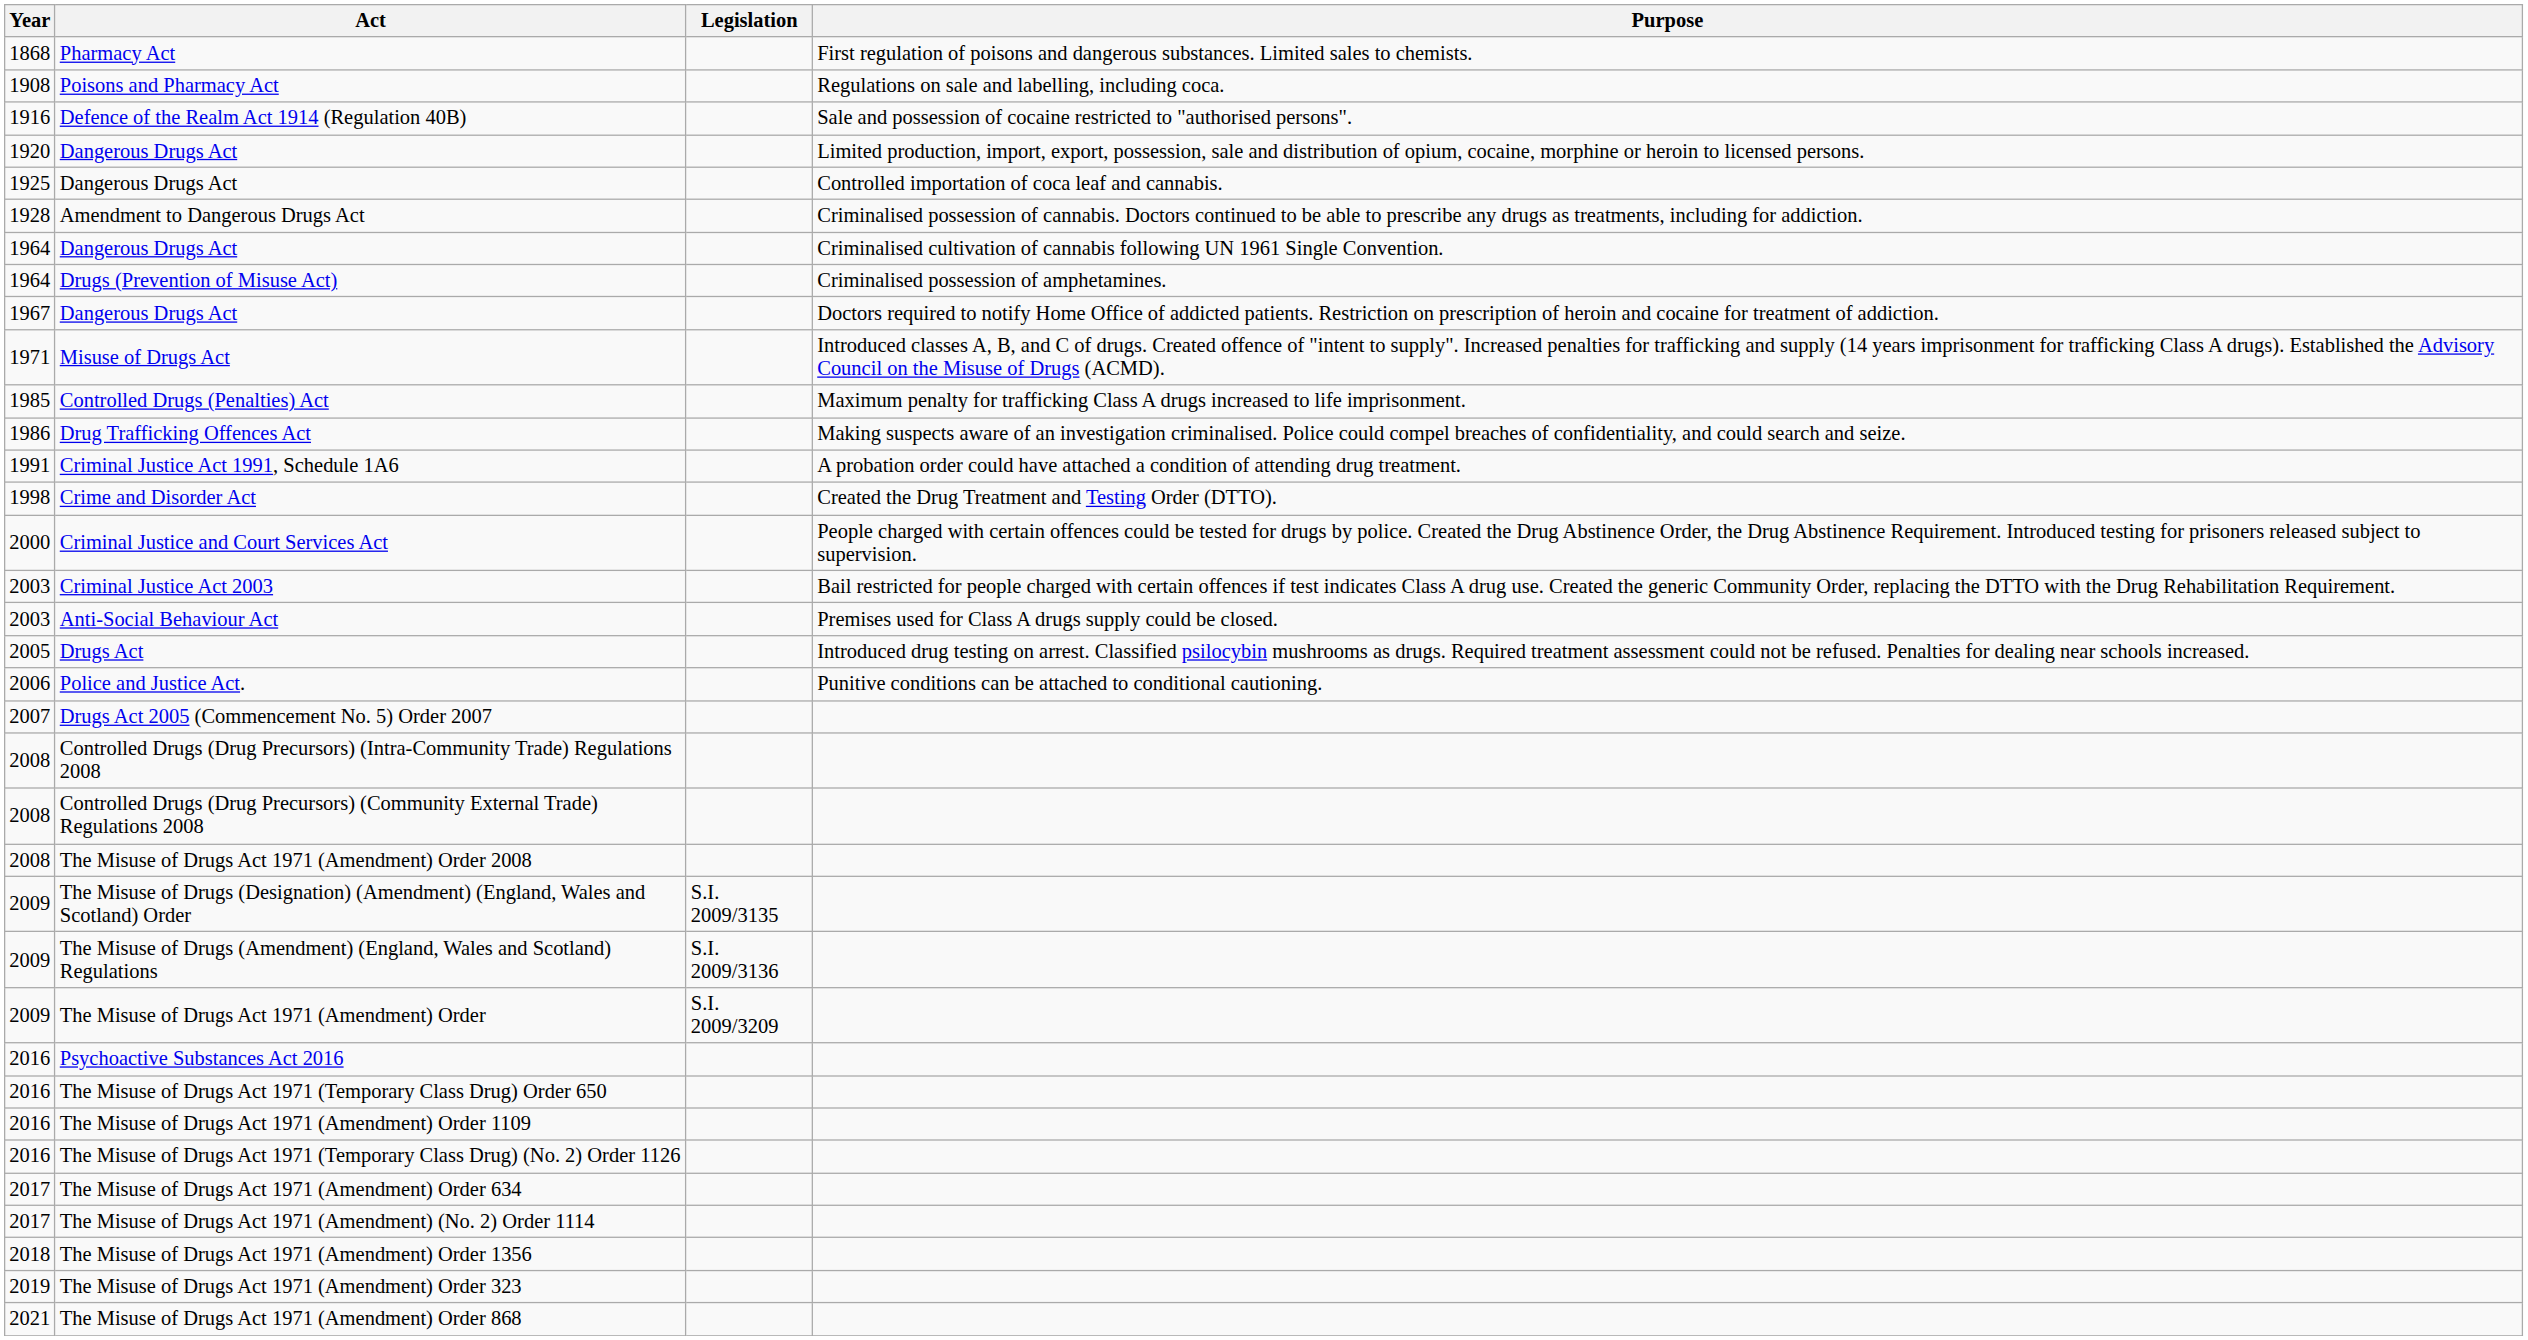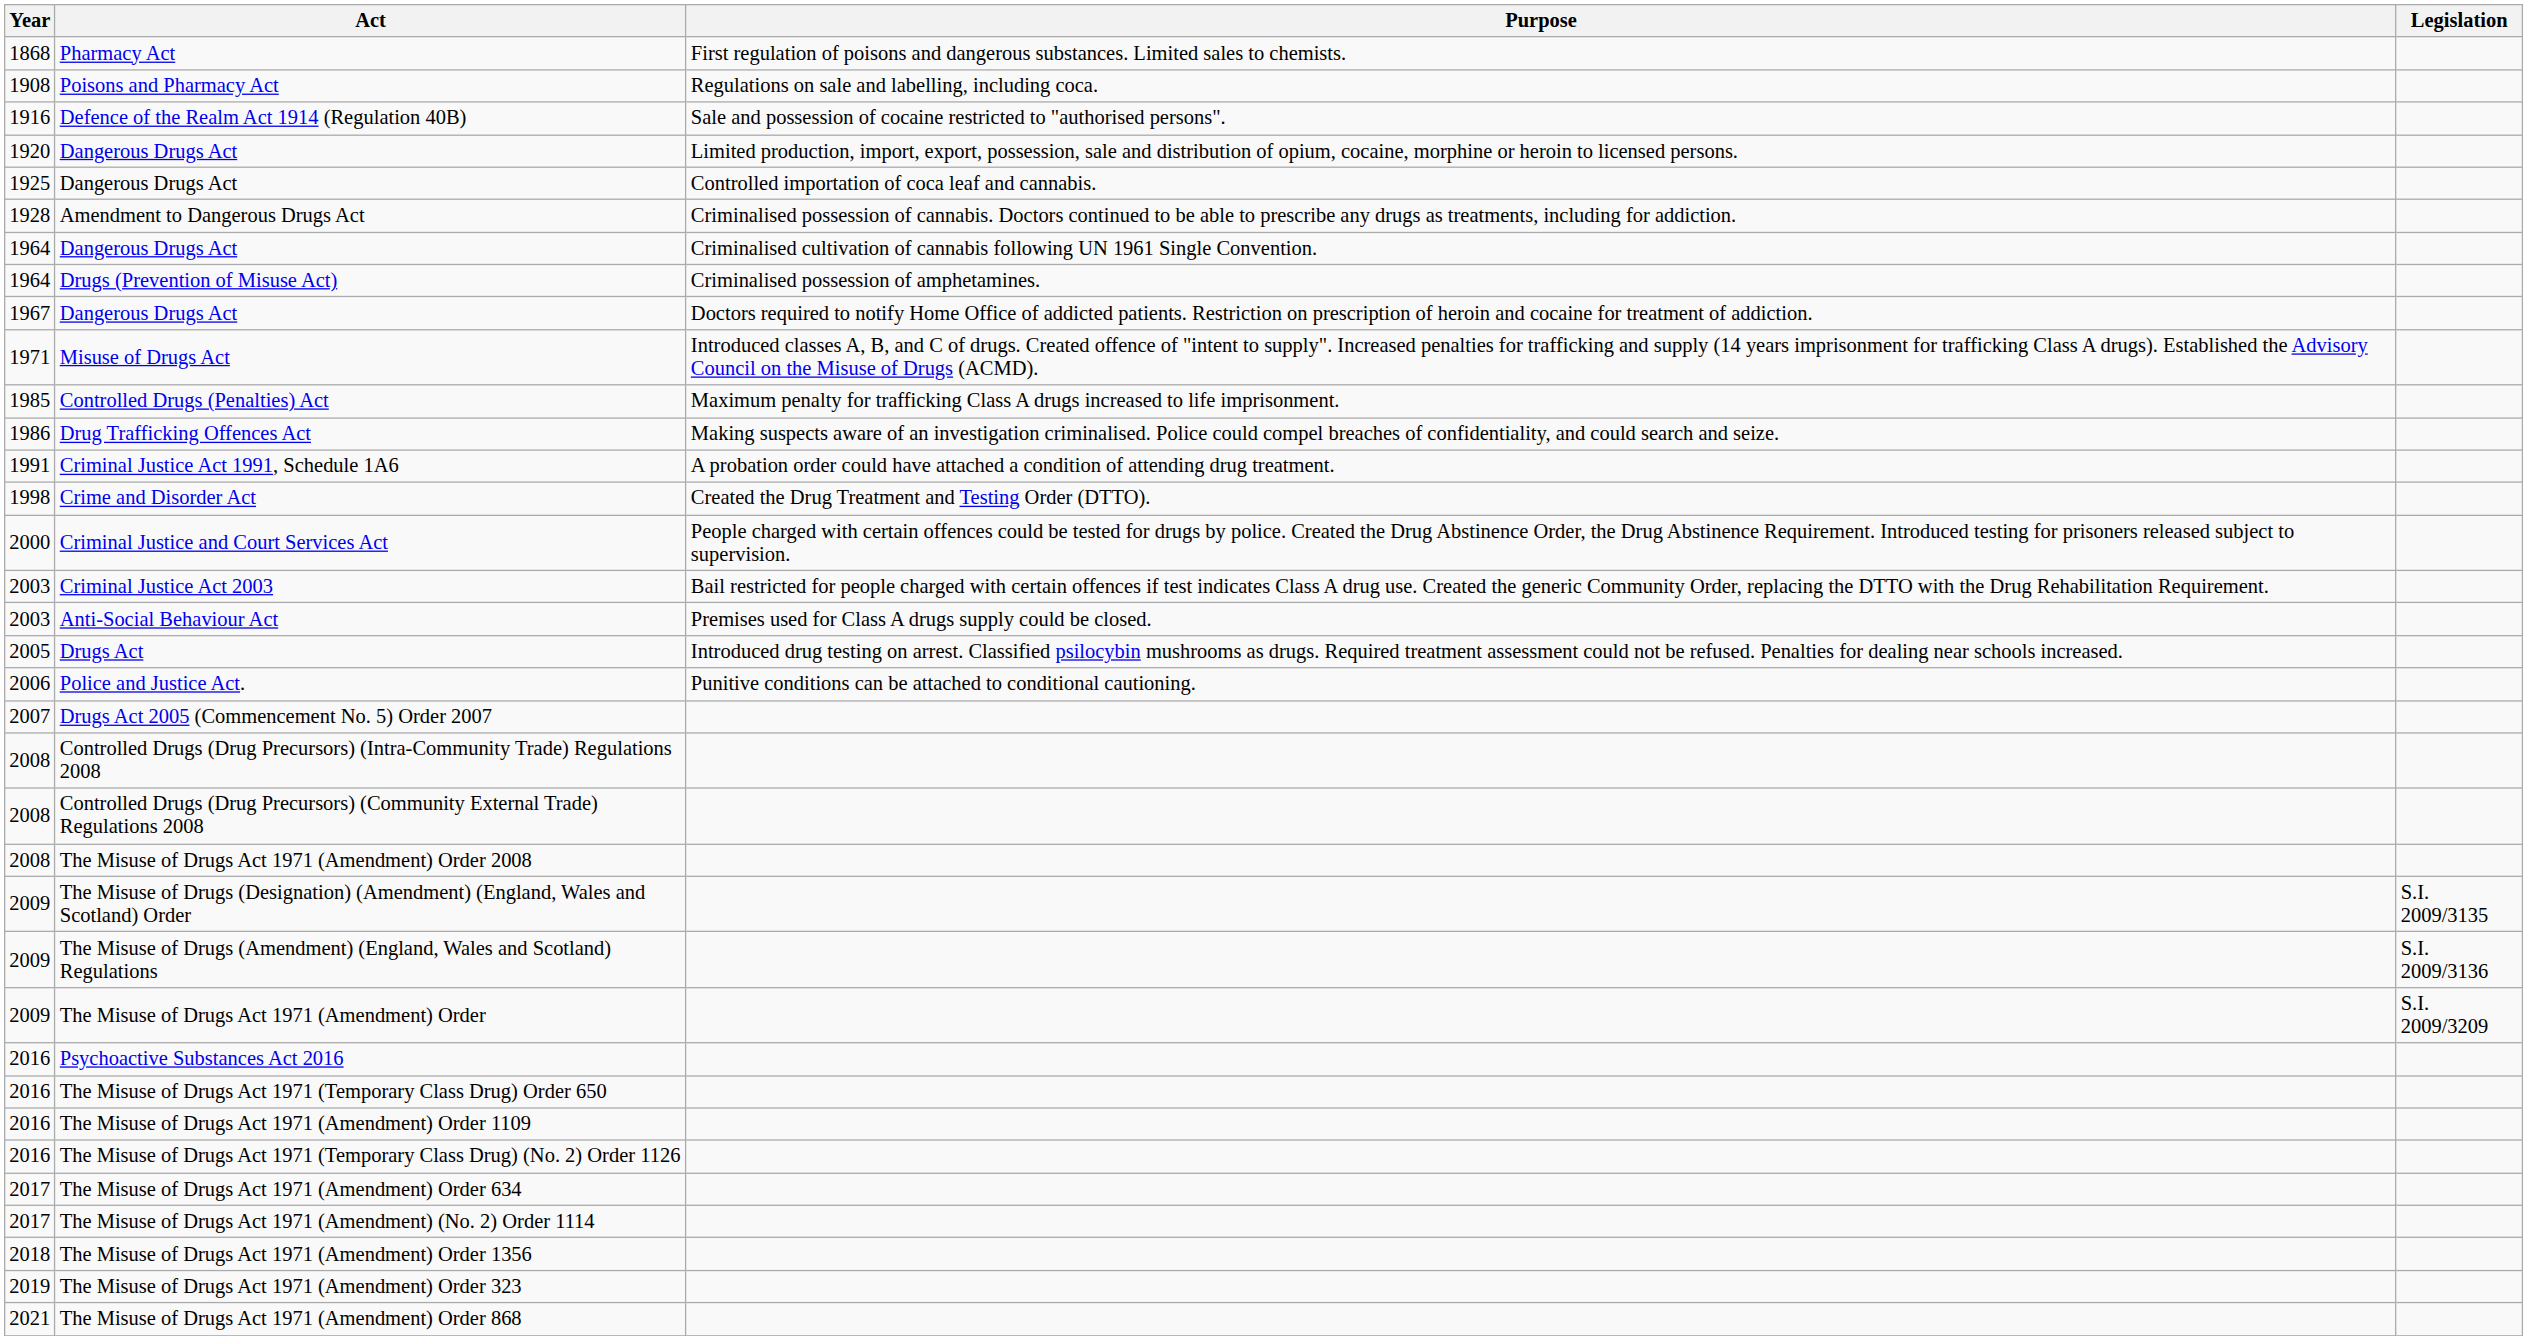columns swapped: (1667, 20) <-> (749, 20)
